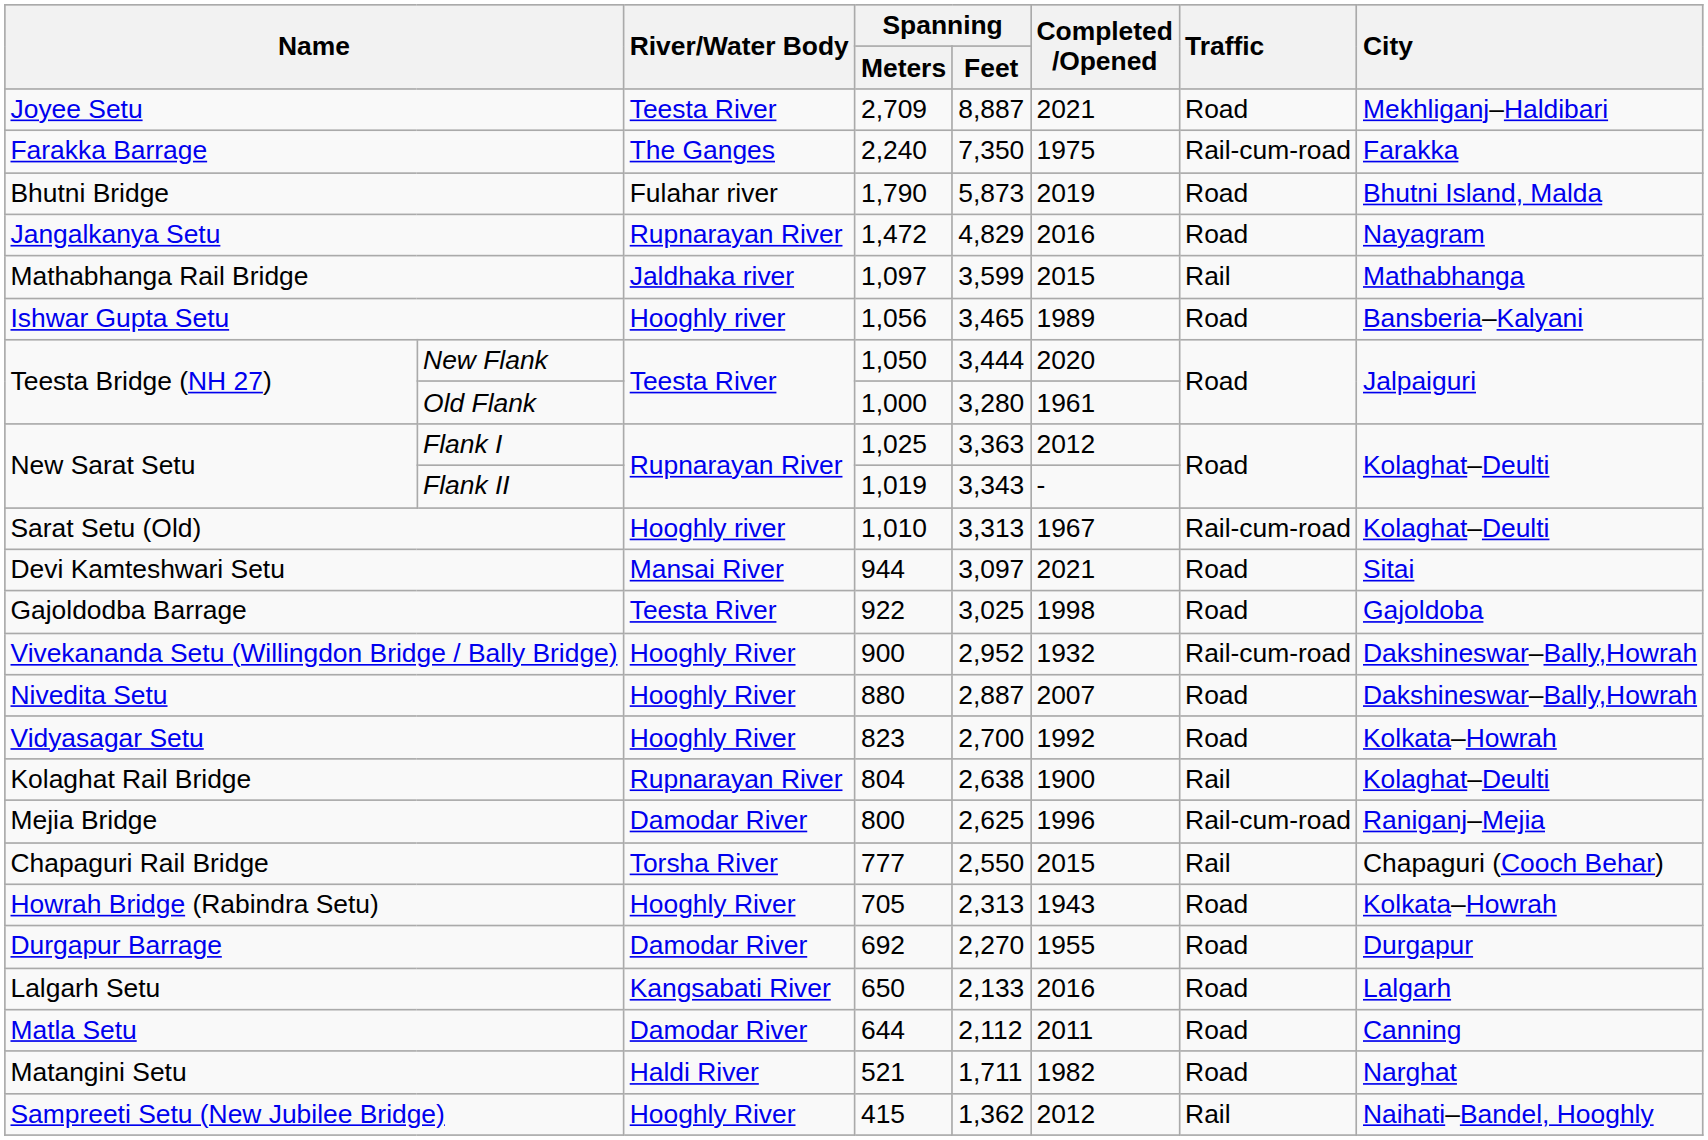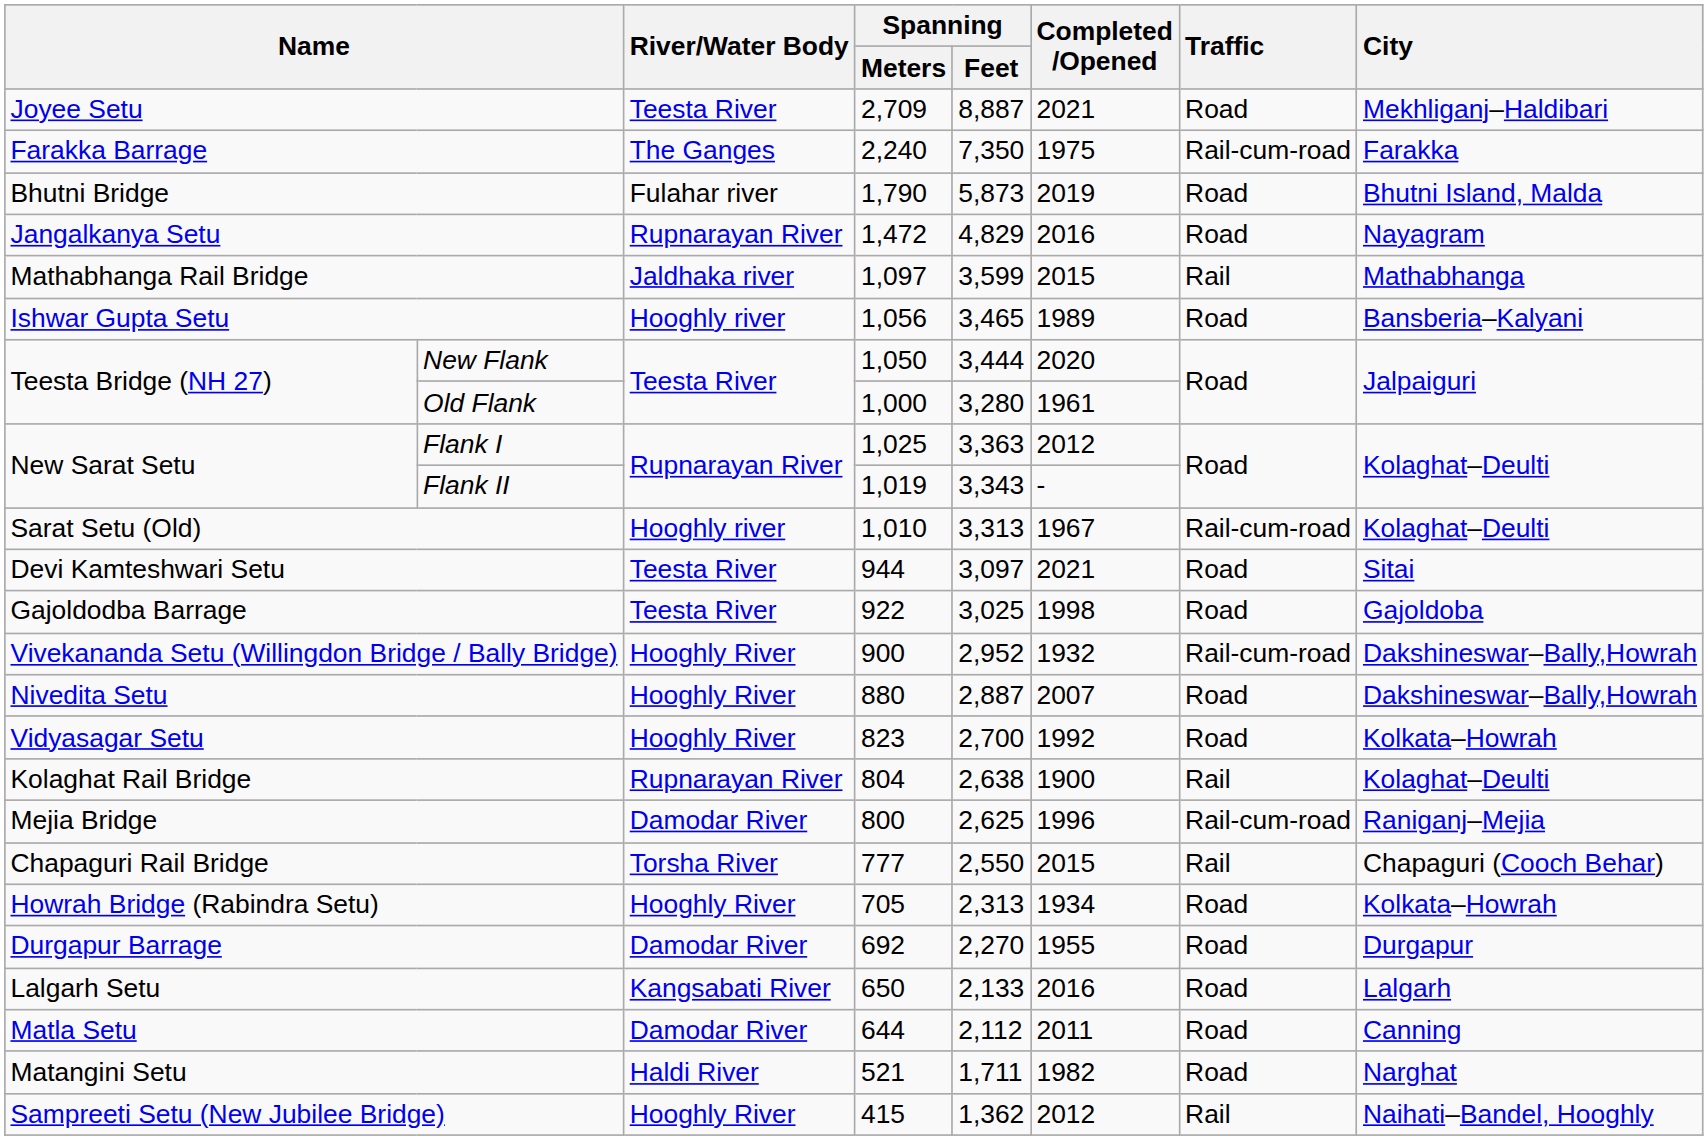(707, 569) Mansai River -> (703, 569) Teesta River
(1066, 904) 1943 -> (1066, 904) 1934
